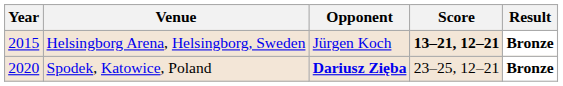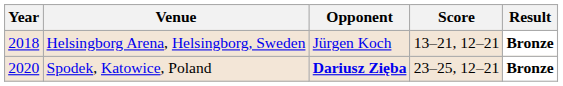(24, 43) 2015 -> (24, 43) 2018
(456, 43) bold -> (456, 43) normal
